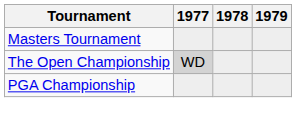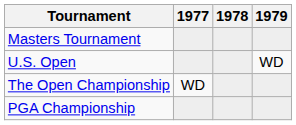+ row: (42, 62)
(193, 62) lightgrey background -> (193, 86) no background
